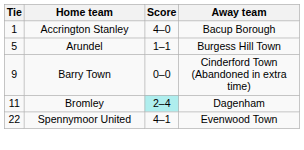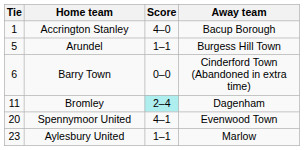(14, 74) 9 -> (14, 74) 6
(14, 120) 22 -> (14, 120) 20
+ row: (84, 137)
